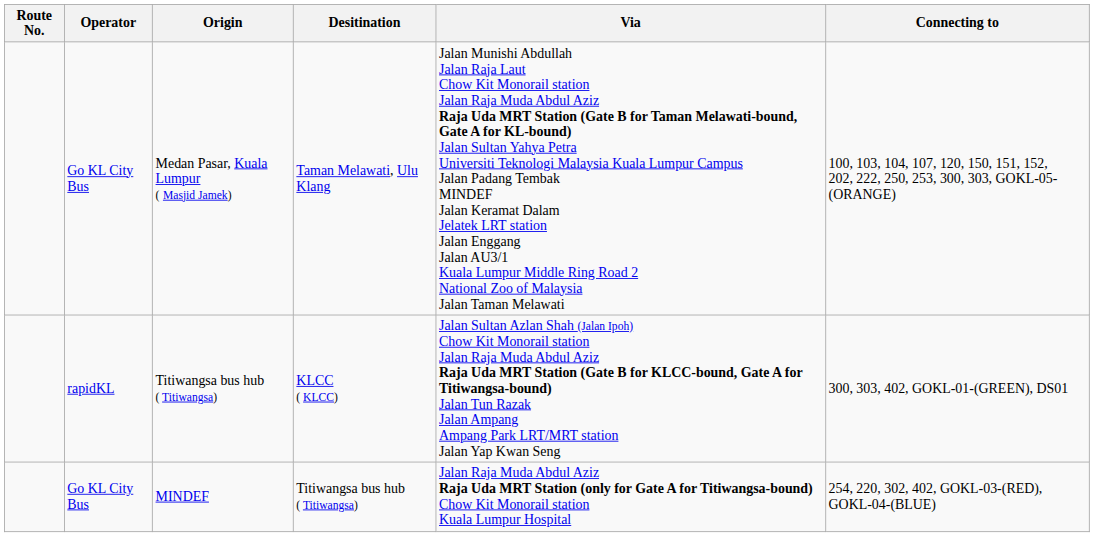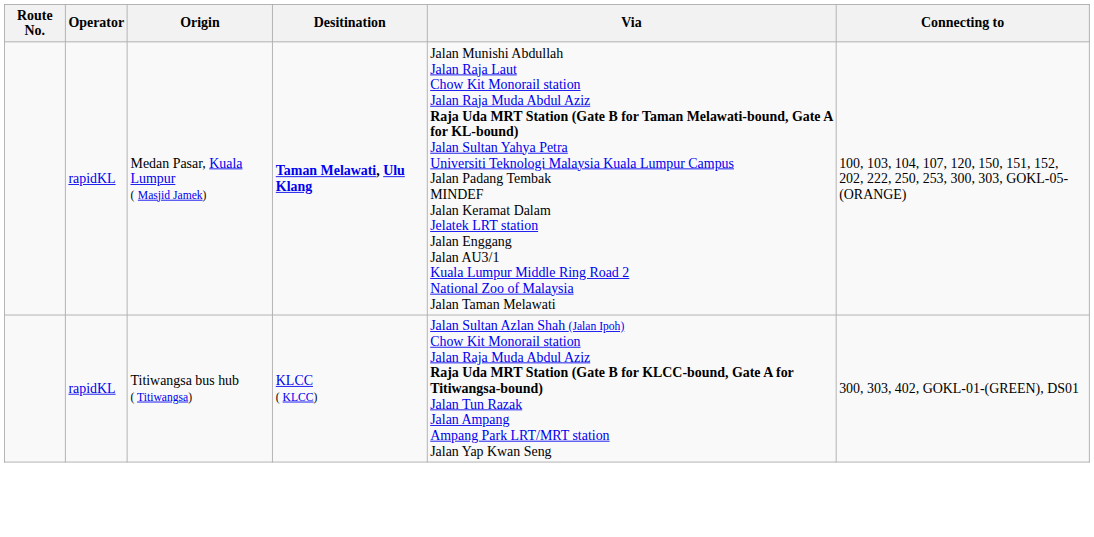(100, 178) Go KL City Bus -> (92, 178) rapidKL
(357, 178) normal -> (340, 178) bold
- row: (182, 496)
